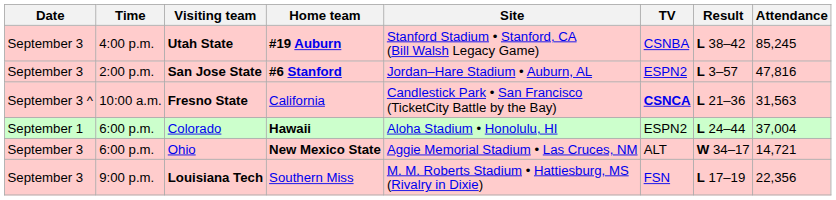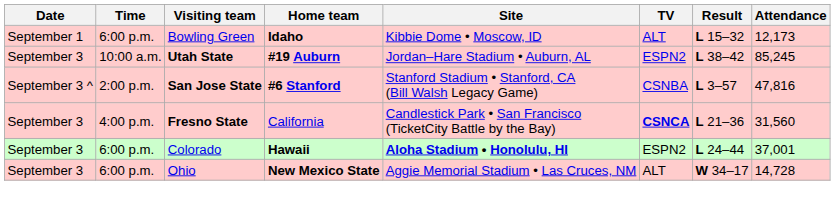+ row: (211, 36)
(127, 43) 4:00 p.m. -> (130, 57) 10:00 a.m.
(482, 43) Stanford Stadium • Stanford, CA (Bill Walsh Legacy Game) -> (488, 57) Jordan–Hare Stadium • Auburn, AL
(666, 43) CSNBA -> (664, 57) ESPN2
(45, 72) September 3 -> (50, 85) September 3 ^
(489, 72) Jordan–Hare Stadium • Auburn, AL -> (481, 85) Stanford Stadium • Stanford, CA (Bill Walsh Legacy Game)
(665, 72) ESPN2 -> (665, 85) CSNBA
(50, 100) September 3 ^ -> (45, 121) September 3
(130, 100) 10:00 a.m. -> (127, 121) 4:00 p.m.
(776, 100) 31,563 -> (775, 121) 31,560
(45, 128) September 1 -> (45, 149) September 3
(472, 128) normal -> (477, 149) bold
(776, 128) 37,004 -> (775, 149) 37,001
(776, 149) 14,721 -> (775, 170) 14,728
- row: (215, 178)
